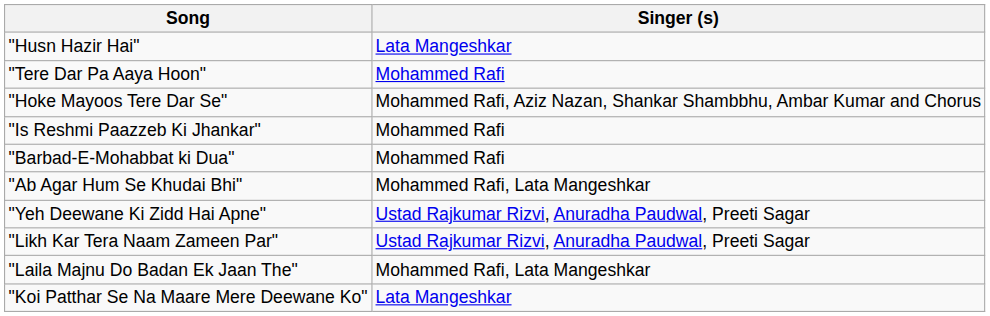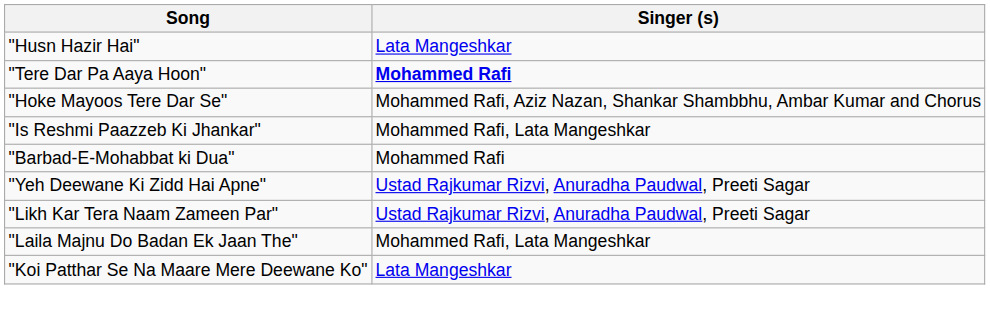(440, 74) normal -> (443, 74) bold
(440, 130) Mohammed Rafi -> (513, 130) Mohammed Rafi, Lata Mangeshkar
- row: (125, 185)
